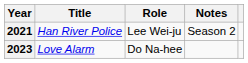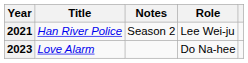columns swapped: (155, 13) <-> (211, 13)
